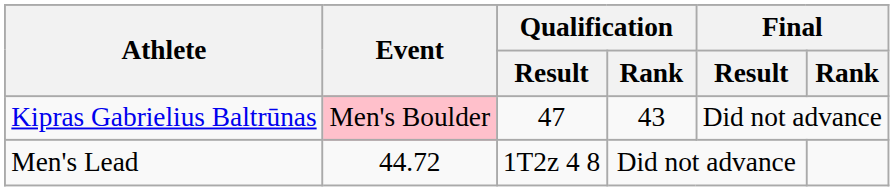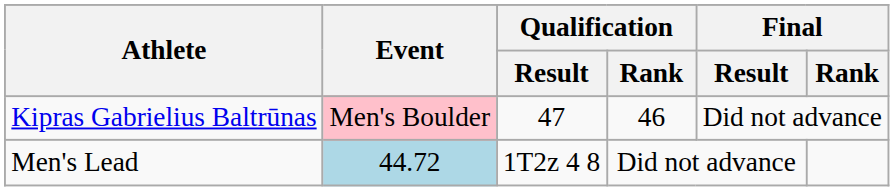(651, 117) 43 -> (651, 117) 46
(410, 162) no background -> (410, 162) lightblue background
